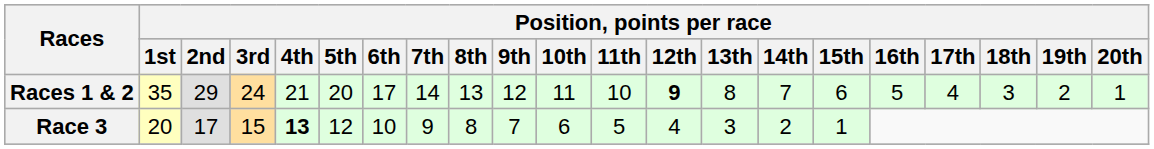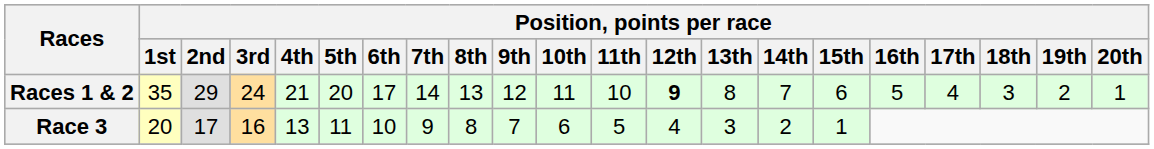(253, 126) 15 -> (253, 126) 16
(297, 126) bold -> (297, 126) normal
(341, 126) 12 -> (341, 126) 11
